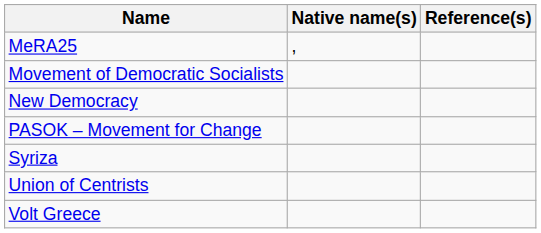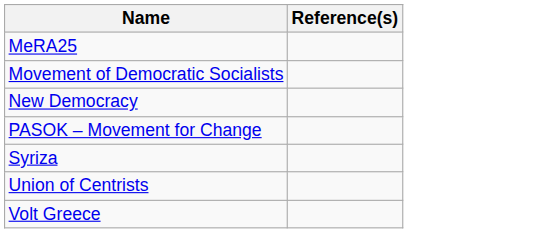- column: (354, 18)
